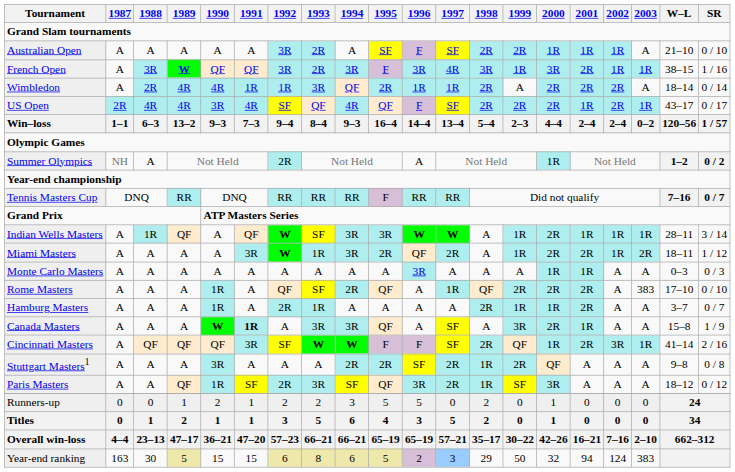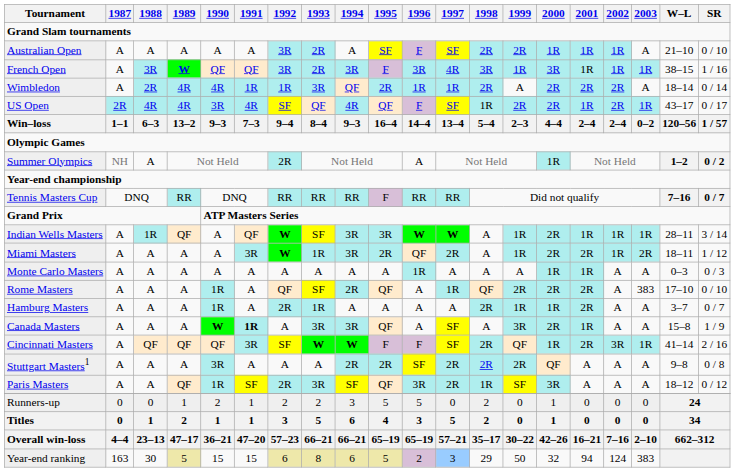(587, 68) 2R -> (587, 68) 1R
(486, 105) 2R -> (486, 105) 1R
(419, 270) 3R -> (419, 270) 1R
(486, 364) 1R -> (486, 364) 2R
